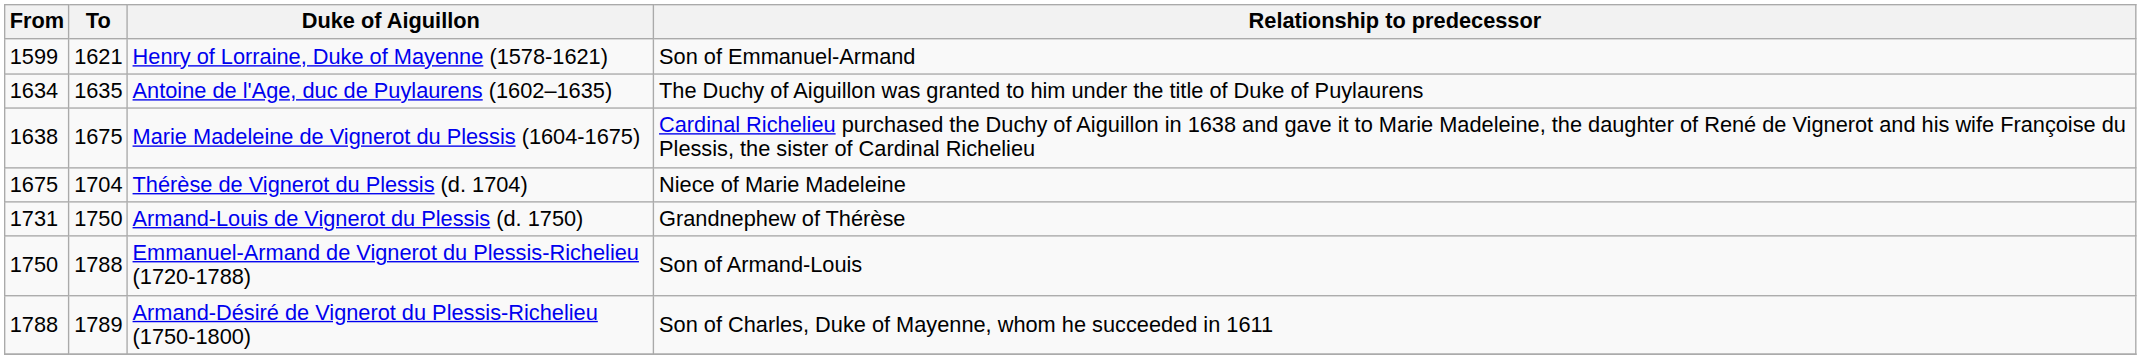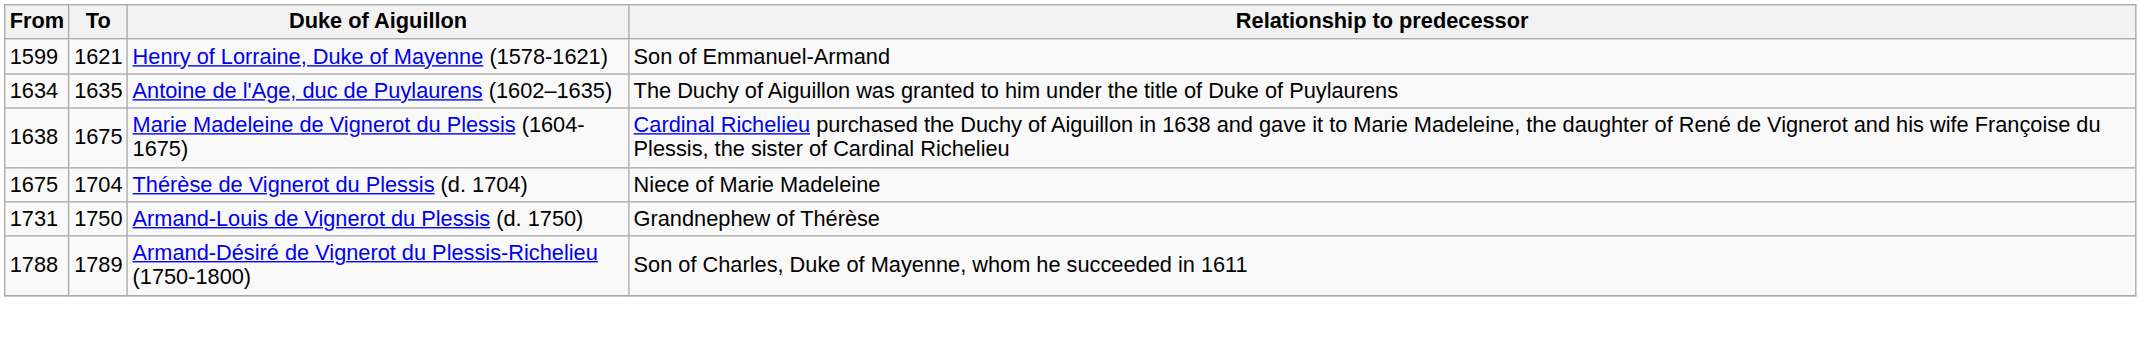- row: (386, 265)
